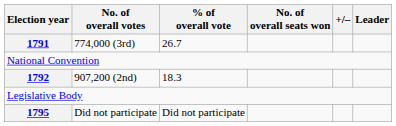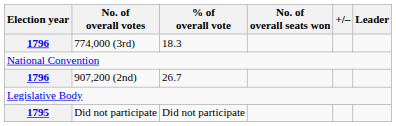(38, 43) 1791 -> (38, 43) 1796
(172, 43) 26.7 -> (172, 43) 18.3
(38, 78) 1792 -> (38, 78) 1796
(172, 78) 18.3 -> (172, 78) 26.7
